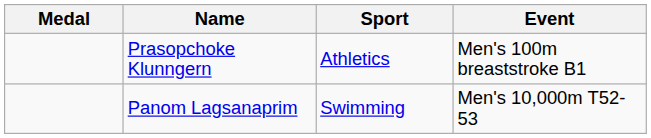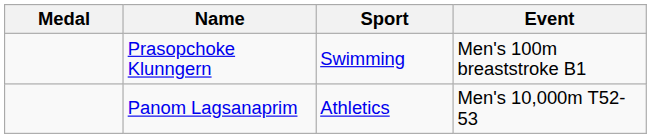(355, 58) Athletics -> (363, 58) Swimming
(363, 108) Swimming -> (355, 108) Athletics
